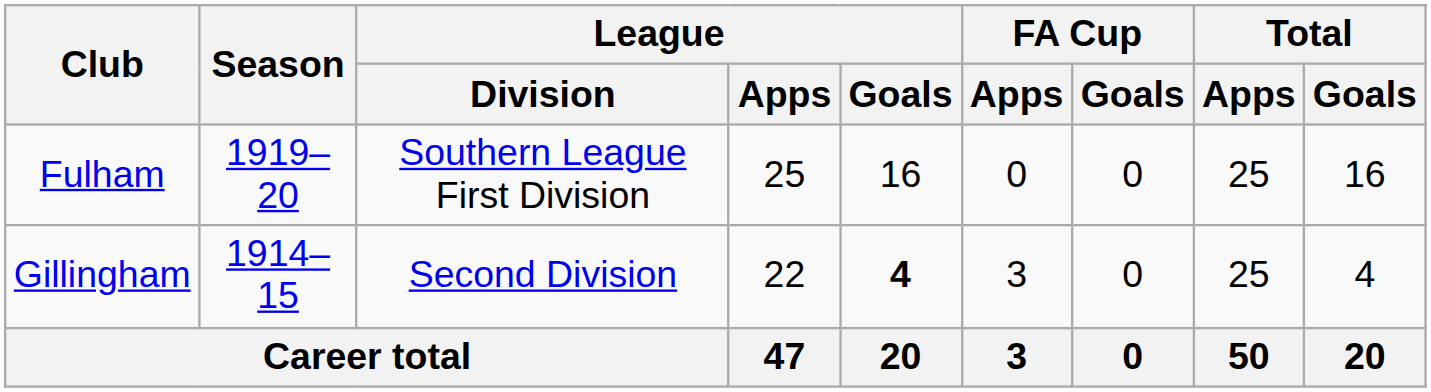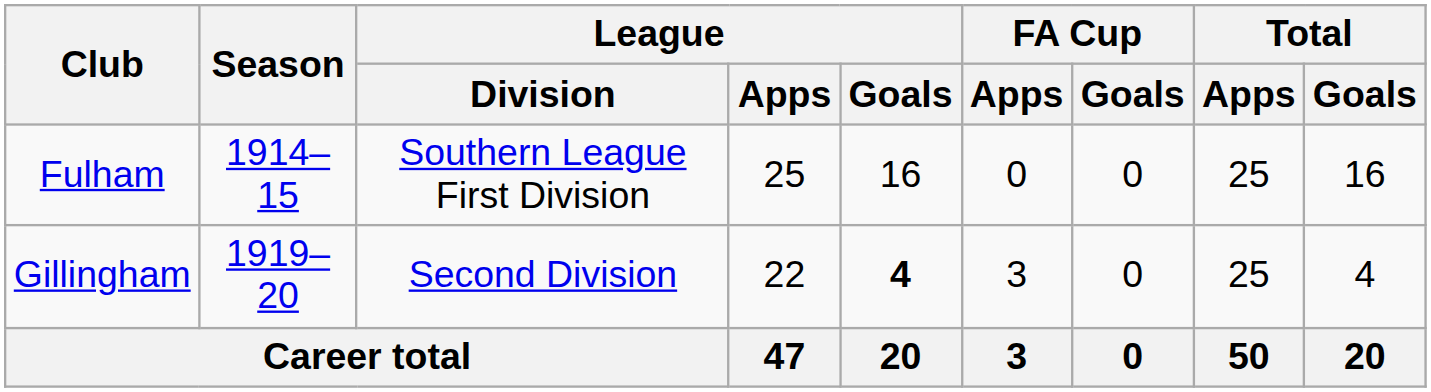(278, 174) 1919–20 -> (278, 174) 1914–15
(278, 275) 1914–15 -> (278, 275) 1919–20
